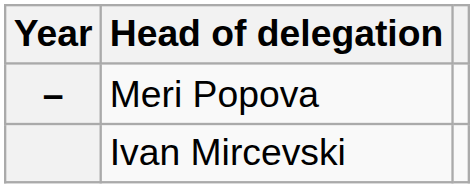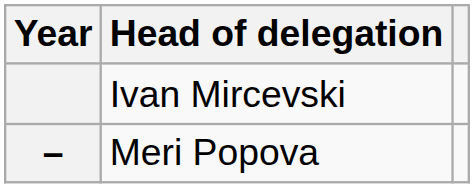rows swapped: (228, 152) <-> (214, 93)
